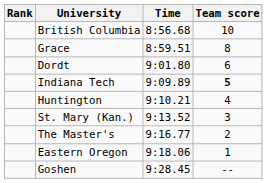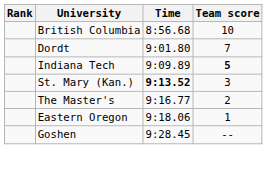- row: (54, 48)
(228, 65) 6 -> (228, 48) 7
- row: (70, 100)
(168, 117) normal -> (168, 83) bold
